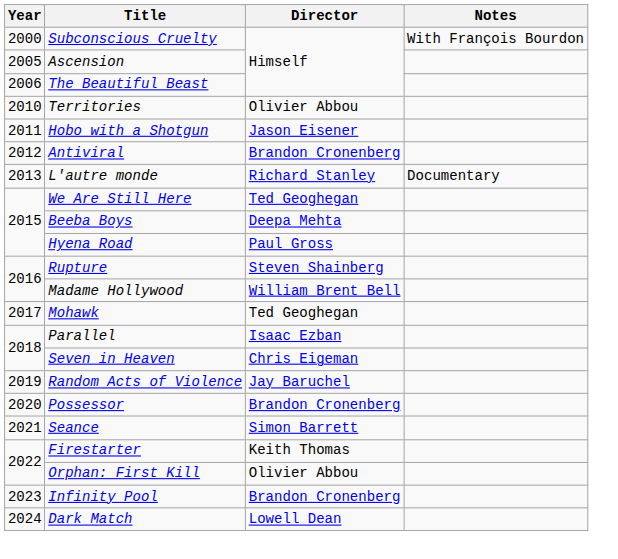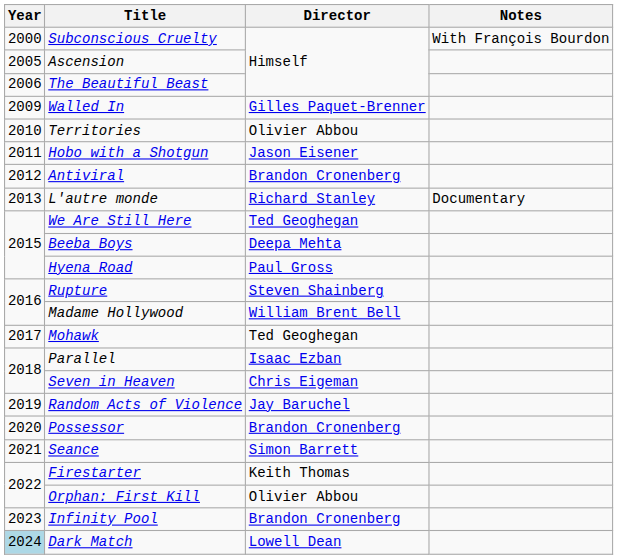+ row: (86, 108)
(25, 519) no background -> (25, 542) lightblue background
